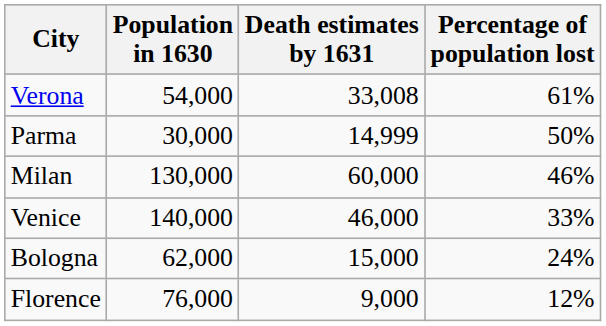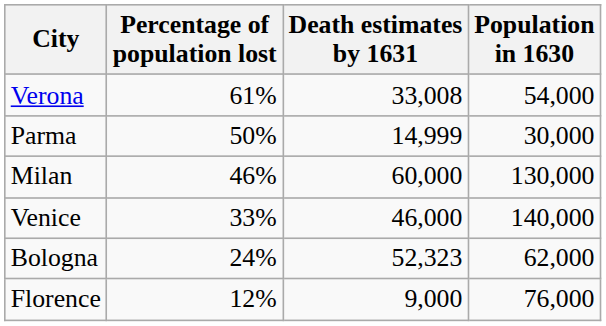columns swapped: (173, 39) <-> (513, 39)
(383, 258) 15,000 -> (427, 258) 52,323
